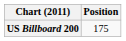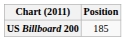(101, 28) 175 -> (101, 28) 185
